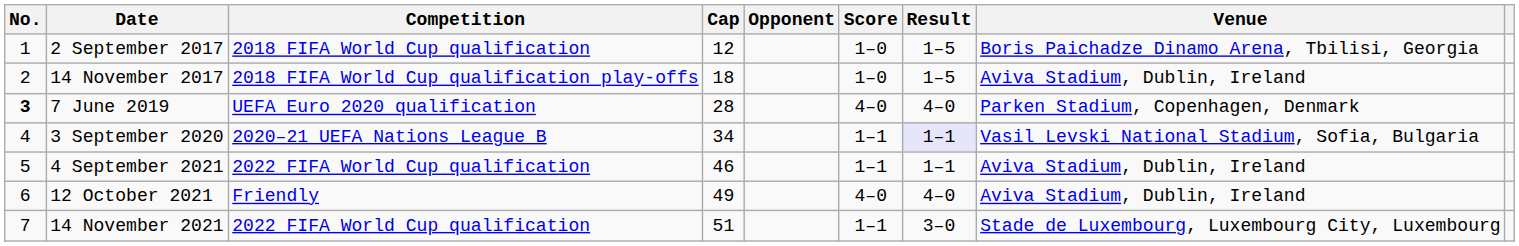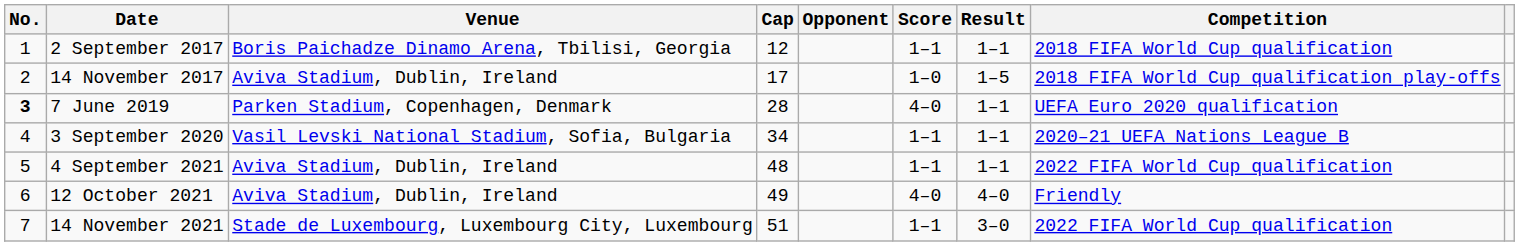columns swapped: (1240, 19) <-> (465, 19)
(871, 49) 1–0 -> (925, 49) 1–1
(939, 49) 1–5 -> (993, 49) 1–1
(723, 78) 18 -> (778, 78) 17
(939, 108) 4–0 -> (993, 108) 1–1
(939, 137) lavender background -> (993, 137) no background
(723, 167) 46 -> (778, 167) 48
